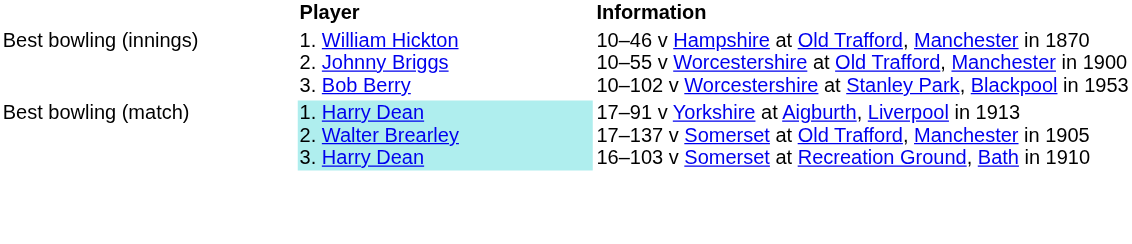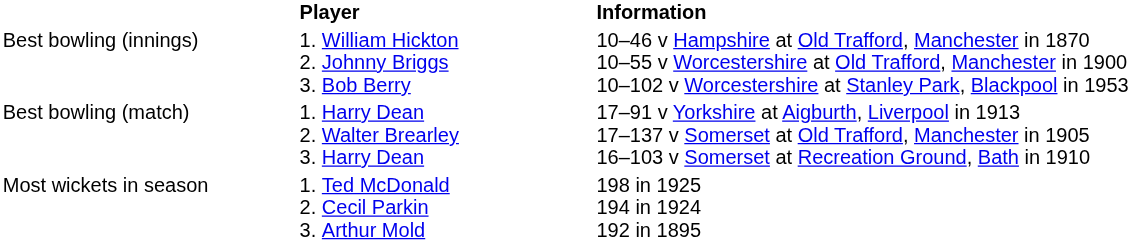(379, 135) paleturquoise background -> (379, 135) no background
+ row: (106, 185)
